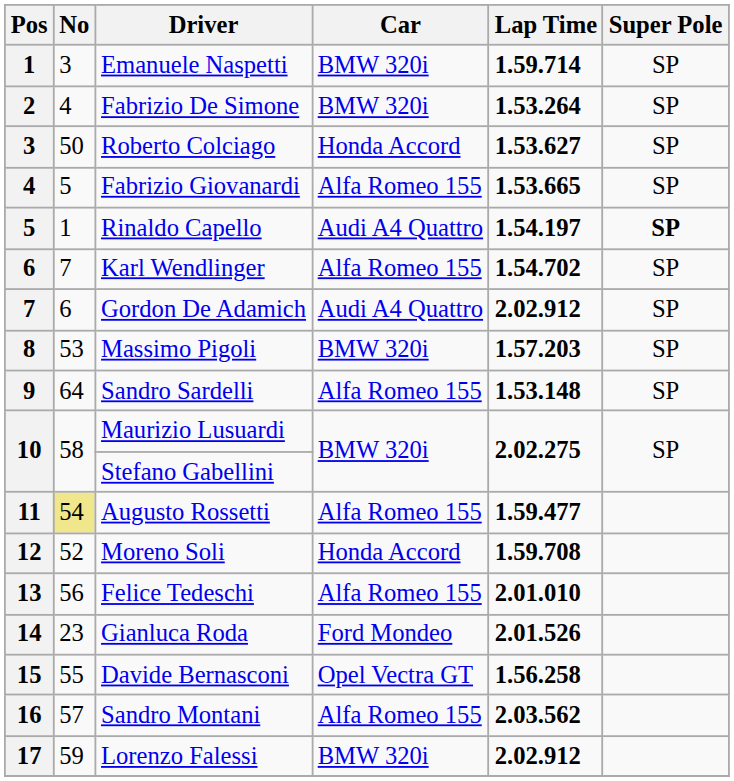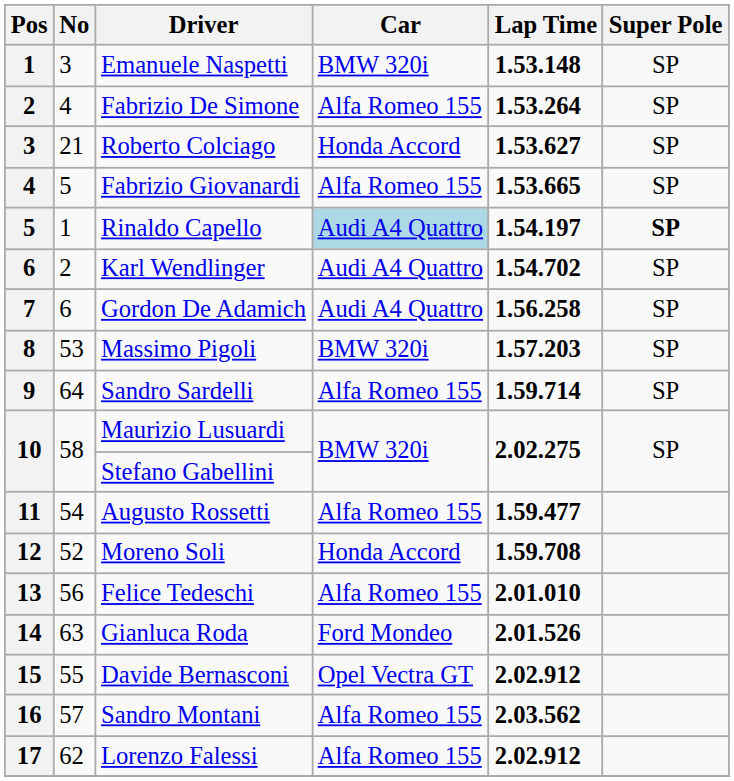(538, 65) 1.59.714 -> (538, 65) 1.53.148
(373, 105) BMW 320i -> (400, 105) Alfa Romeo 155
(72, 146) 50 -> (72, 146) 21
(400, 227) no background -> (400, 227) lightblue background
(65, 268) 7 -> (65, 268) 2
(400, 268) Alfa Romeo 155 -> (400, 268) Audi A4 Quattro
(538, 308) 2.02.912 -> (538, 308) 1.56.258
(538, 389) 1.53.148 -> (538, 389) 1.59.714
(72, 511) khaki background -> (72, 511) no background
(72, 633) 23 -> (72, 633) 63
(538, 674) 1.56.258 -> (538, 674) 2.02.912
(72, 755) 59 -> (72, 755) 62
(373, 755) BMW 320i -> (400, 755) Alfa Romeo 155
